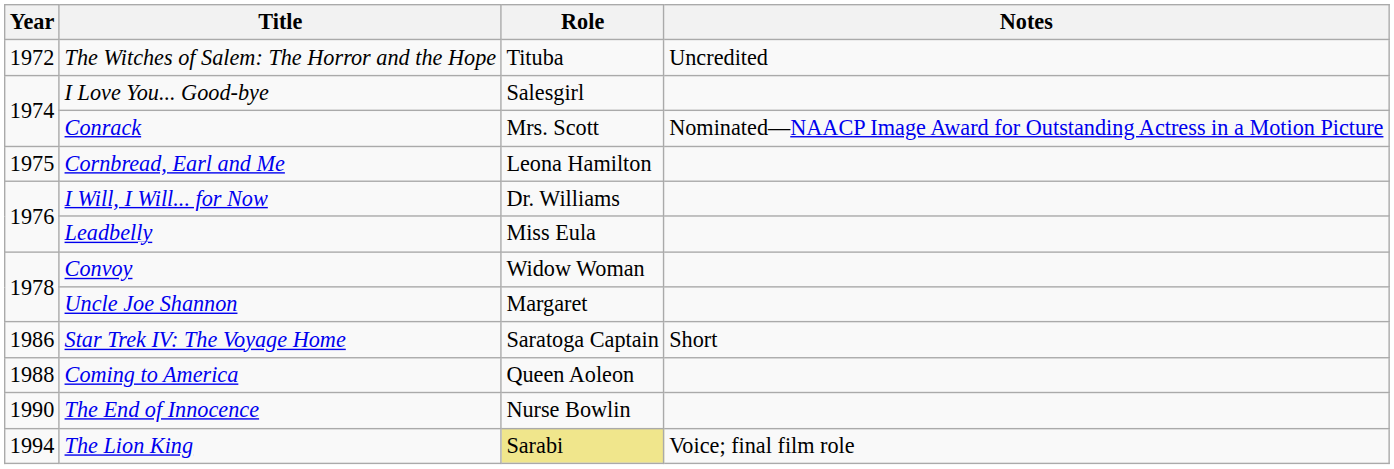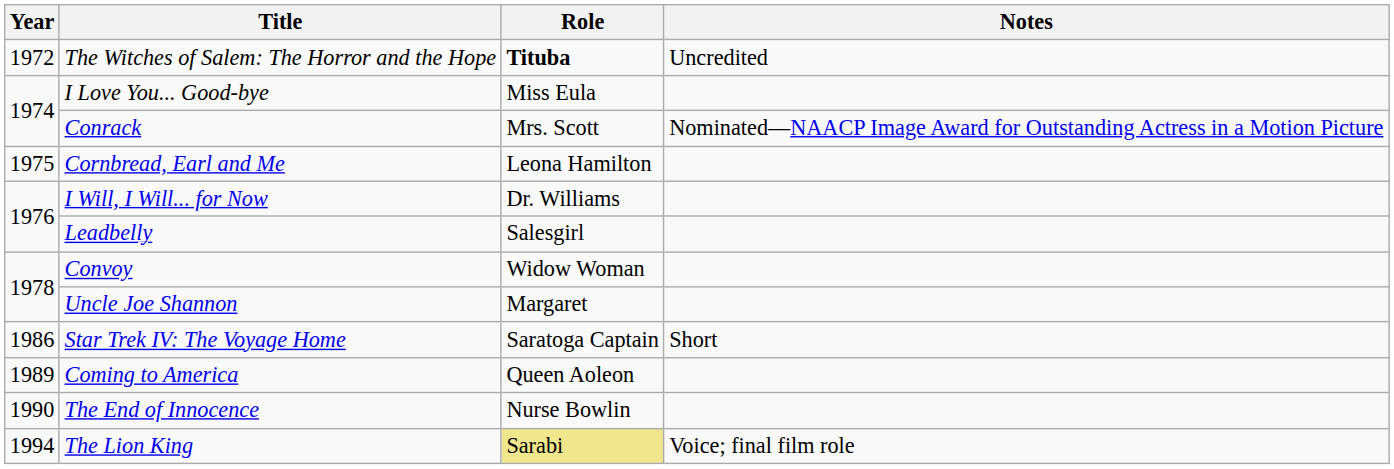(535, 57) normal -> (538, 57) bold
(545, 92) Salesgirl -> (551, 92) Miss Eula
(551, 233) Miss Eula -> (545, 233) Salesgirl
(32, 374) 1988 -> (32, 374) 1989
